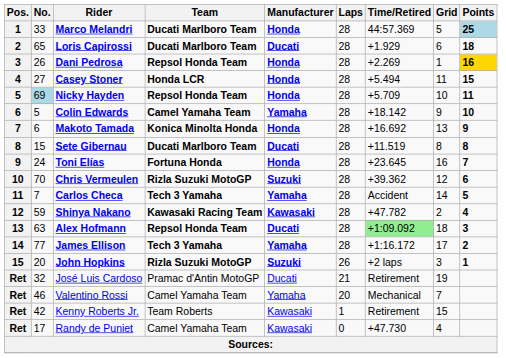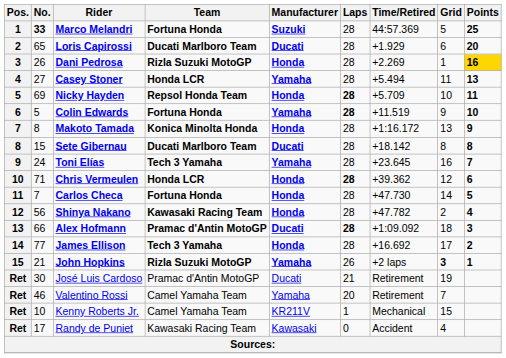(40, 29) normal -> (40, 29) bold
(202, 29) Ducati Marlboro Team -> (184, 29) Fortuna Honda
(284, 29) Honda -> (289, 29) Suzuki
(468, 29) lightblue background -> (473, 29) no background
(468, 46) 18 -> (473, 46) 20
(197, 63) Repsol Honda Team -> (199, 63) Rizla Suzuki MotoGP
(284, 79) Honda -> (291, 79) Yamaha
(468, 79) 15 -> (473, 79) 13
(40, 96) lightblue background -> (40, 96) no background
(344, 96) normal -> (349, 96) bold
(199, 112) Camel Yamaha Team -> (184, 112) Fortuna Honda
(344, 112) normal -> (349, 112) bold
(387, 112) +18.142 -> (391, 112) +11.519
(37, 129) 6 -> (37, 129) 8
(387, 129) +16.692 -> (396, 129) +1:16.172
(387, 146) +11.519 -> (391, 146) +18.142
(184, 162) Fortuna Honda -> (185, 162) Tech 3 Yamaha
(284, 162) Honda -> (291, 162) Yamaha
(40, 179) 70 -> (40, 179) 71
(199, 179) Rizla Suzuki MotoGP -> (176, 179) Honda LCR
(284, 179) Suzuki -> (288, 179) Honda
(344, 179) normal -> (349, 179) bold
(185, 195) Tech 3 Yamaha -> (184, 195) Fortuna Honda
(287, 195) Yamaha -> (288, 195) Honda
(388, 195) Accident -> (391, 195) +47.730
(40, 212) 59 -> (40, 212) 56
(291, 212) Kawasaki -> (288, 212) Honda
(40, 229) 63 -> (40, 229) 66
(197, 229) Repsol Honda Team -> (207, 229) Pramac d'Antin MotoGP
(344, 229) normal -> (349, 229) bold
(391, 229) lightgreen background -> (396, 229) no background
(287, 245) Yamaha -> (288, 245) Honda
(391, 245) +1:16.172 -> (391, 245) +16.692
(40, 262) 20 -> (40, 262) 21
(284, 262) Suzuki -> (291, 262) Yamaha
(439, 262) normal -> (443, 262) bold
(40, 278) 32 -> (40, 278) 30
(394, 295) Mechanical -> (398, 295) Retirement
(40, 312) 42 -> (40, 312) 10
(180, 312) Team Roberts -> (197, 312) Camel Yamaha Team
(290, 312) Kawasaki -> (291, 312) KR211V
(393, 312) Retirement -> (399, 312) Mechanical
(197, 328) Camel Yamaha Team -> (202, 328) Kawasaki Racing Team
(387, 328) +47.730 -> (392, 328) Accident
